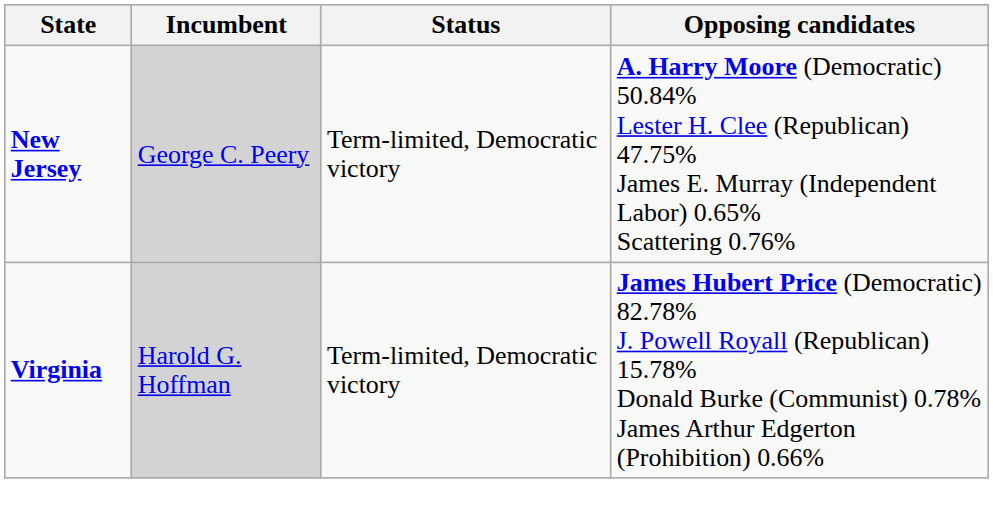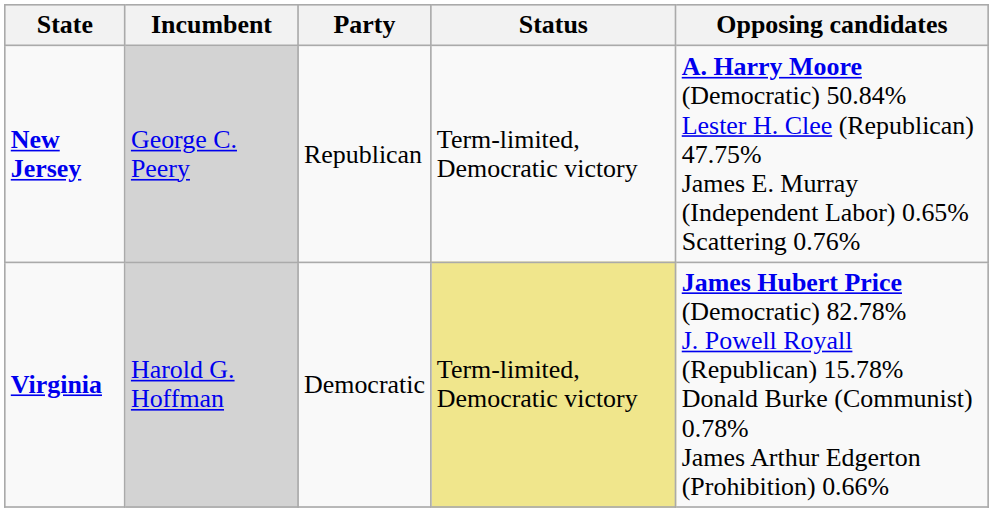+ column: (364, 25)
(462, 369) no background -> (537, 384) khaki background
